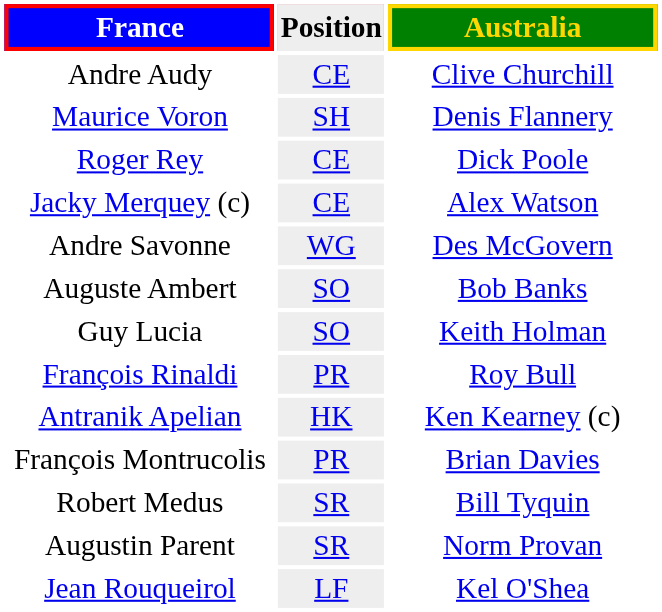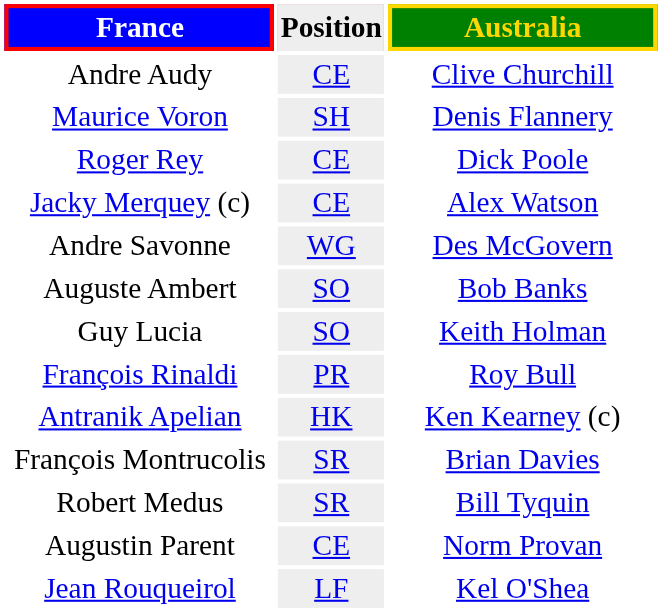(331, 459) PR -> (331, 459) SR
(331, 545) SR -> (331, 545) CE
